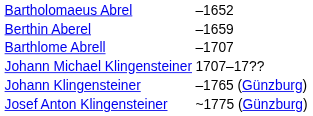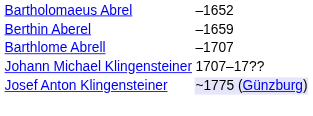- row: (73, 86)
(251, 104) no background -> (251, 86) lavender background
